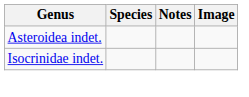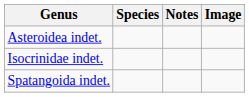+ row: (59, 80)
